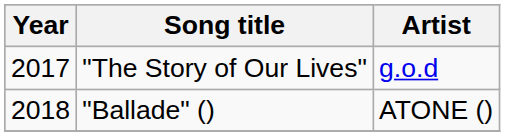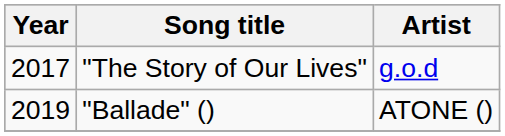(40, 109) 2018 -> (40, 109) 2019
